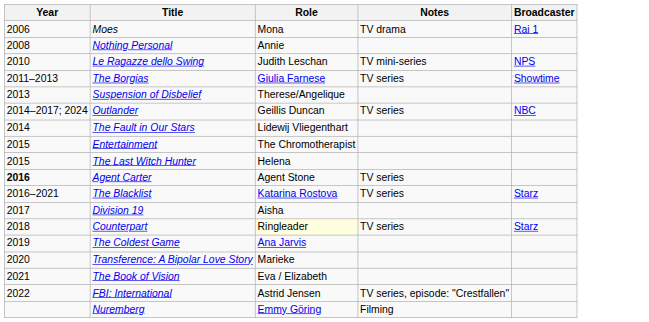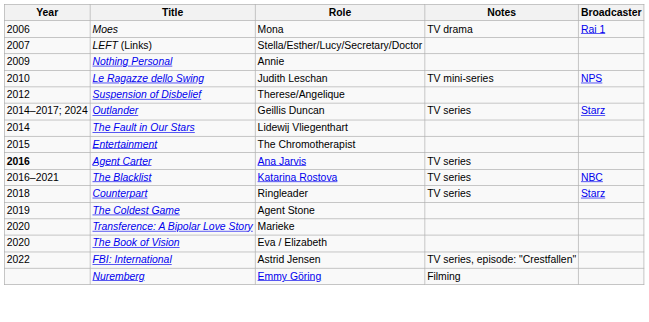+ row: (122, 45)
(18, 45) 2008 -> (18, 62) 2009
- row: (121, 78)
(18, 95) 2013 -> (18, 95) 2012
(525, 111) NBC -> (593, 111) Starz
- row: (144, 161)
(286, 177) Agent Stone -> (282, 161) Ana Jarvis
(526, 194) Starz -> (592, 177) NBC
- row: (118, 210)
(283, 227) lightyellow background -> (283, 194) no background
(282, 243) Ana Jarvis -> (286, 210) Agent Stone
(18, 276) 2021 -> (18, 243) 2020
